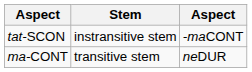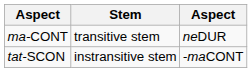rows swapped: (36, 36) <-> (38, 57)
